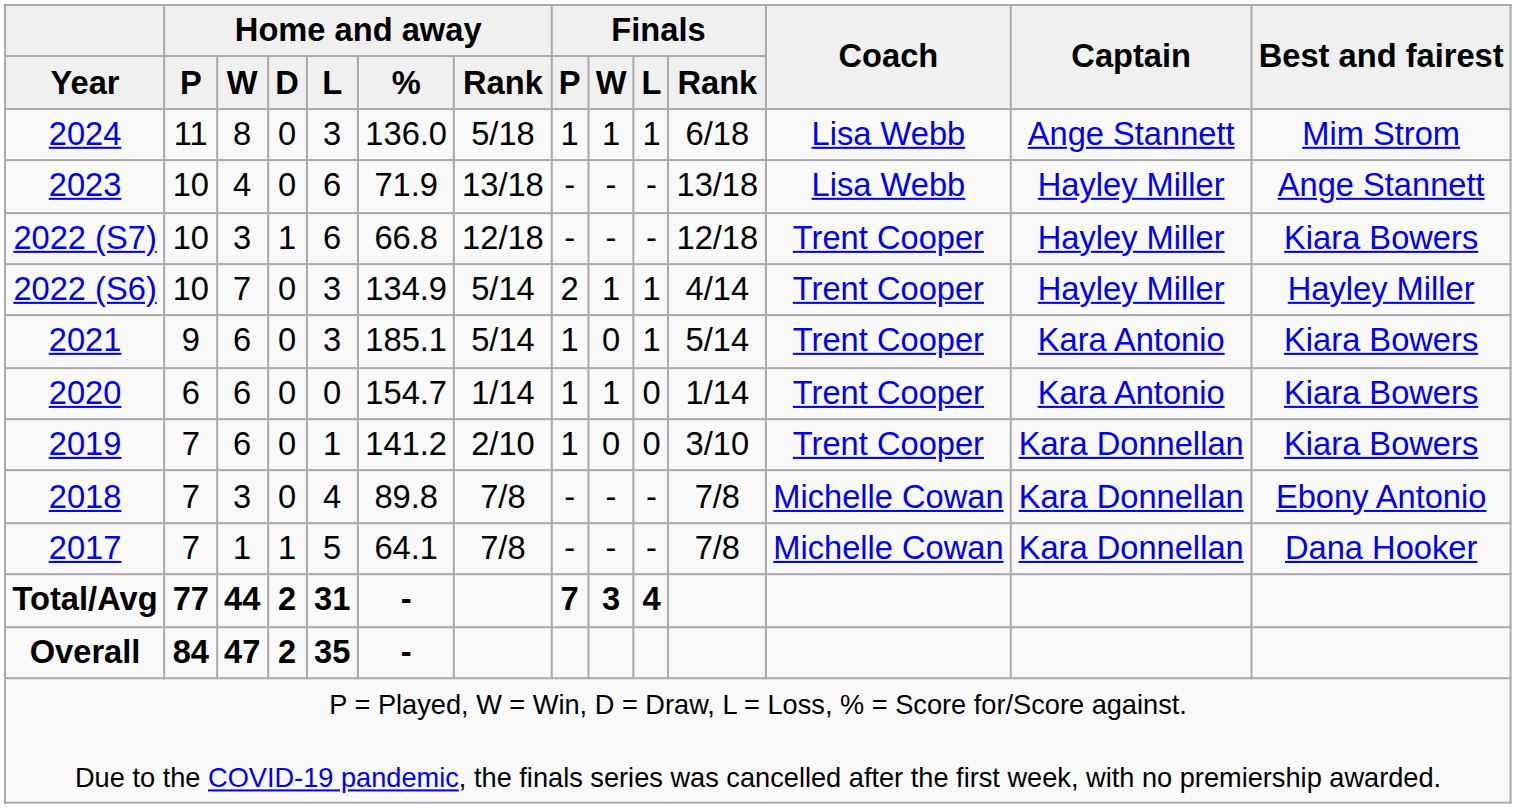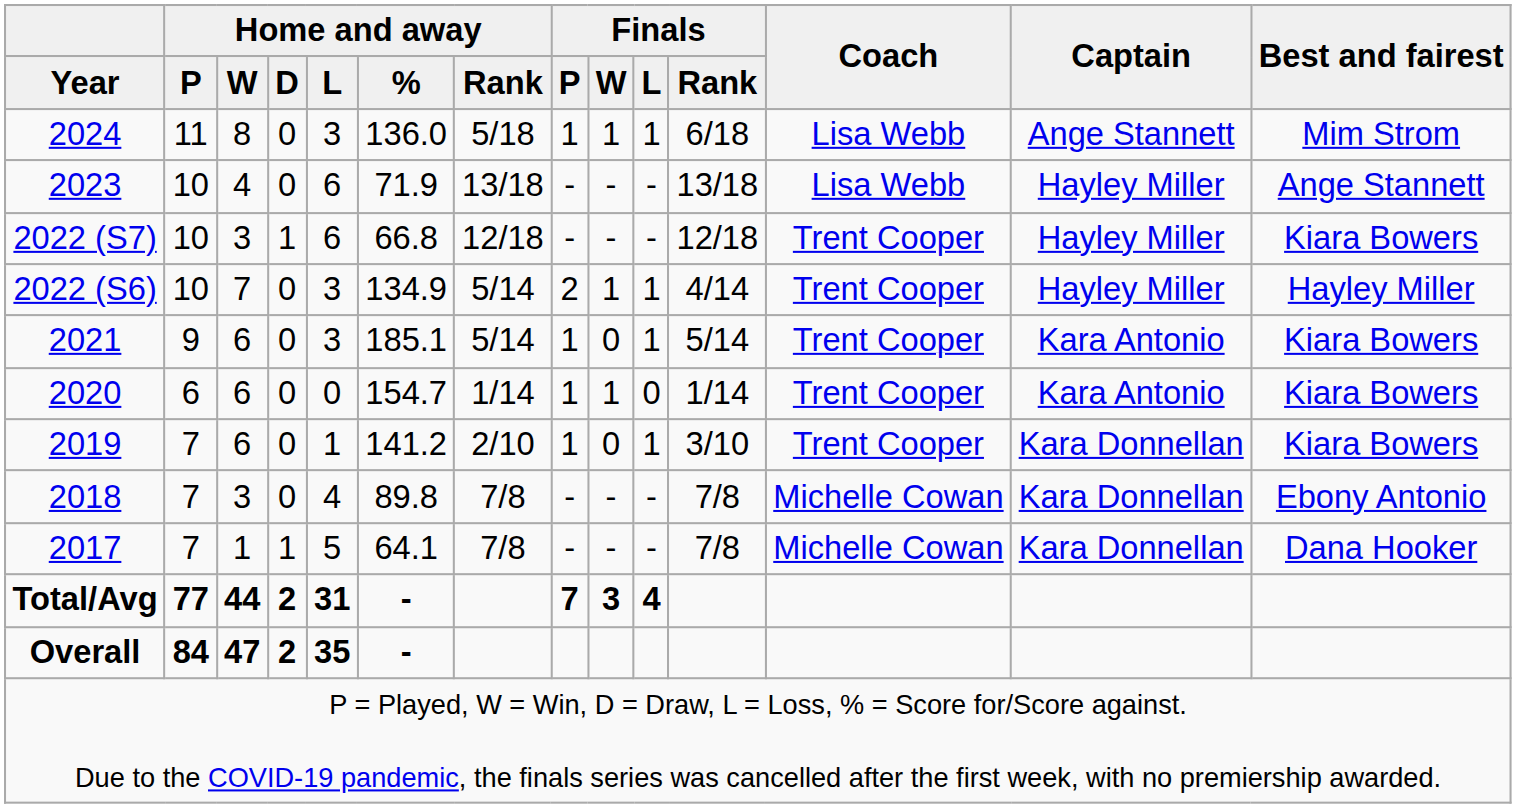(651, 444) 0 -> (651, 444) 1
